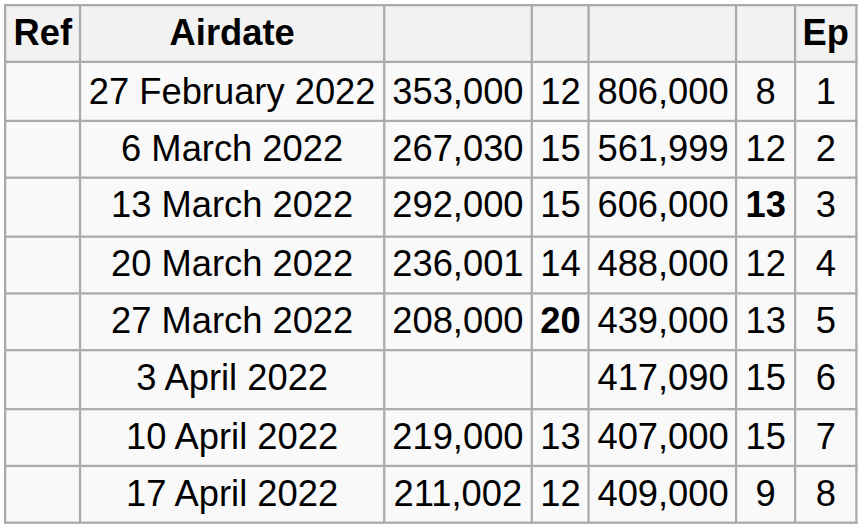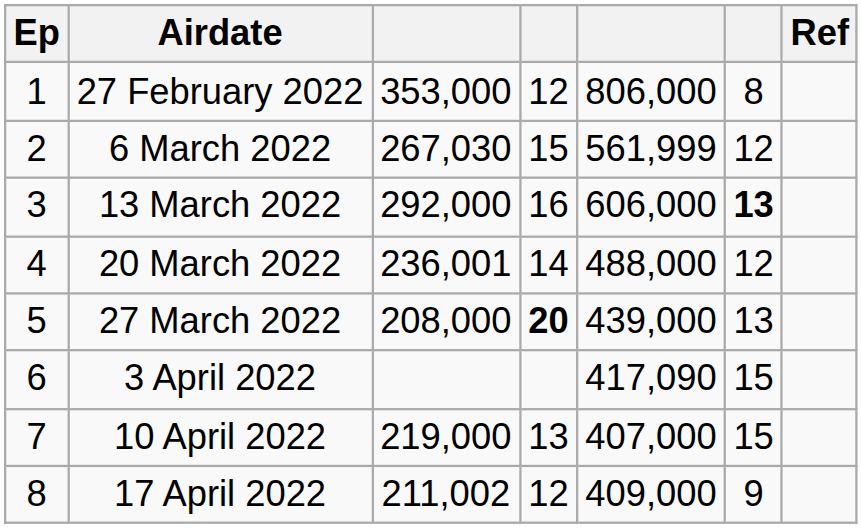columns swapped: (826, 33) <-> (43, 33)
(560, 206) 15 -> (548, 206) 16
